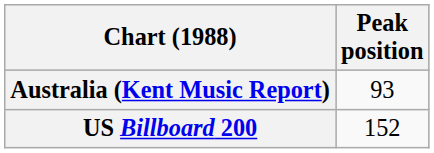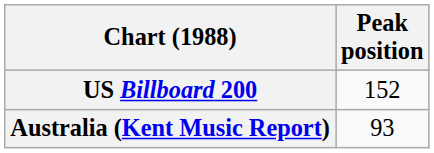rows swapped: (170, 89) <-> (170, 128)
